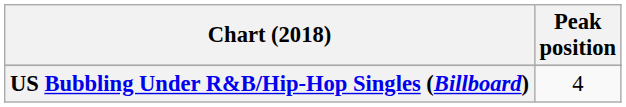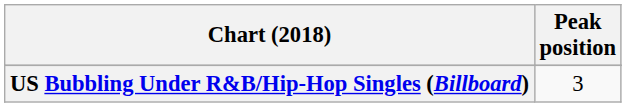(578, 83) 4 -> (578, 83) 3
